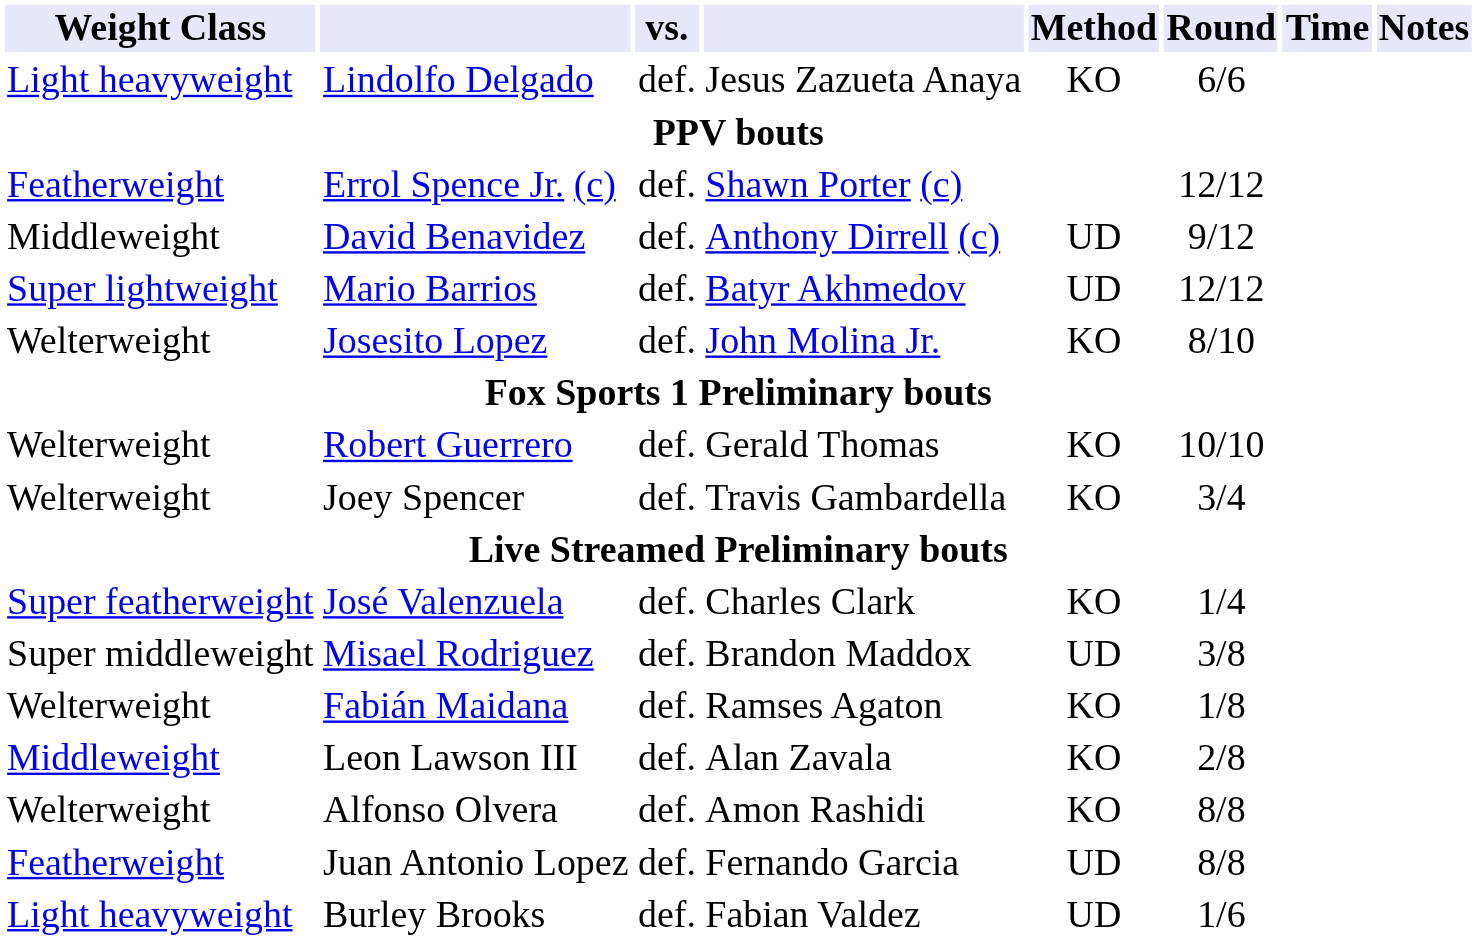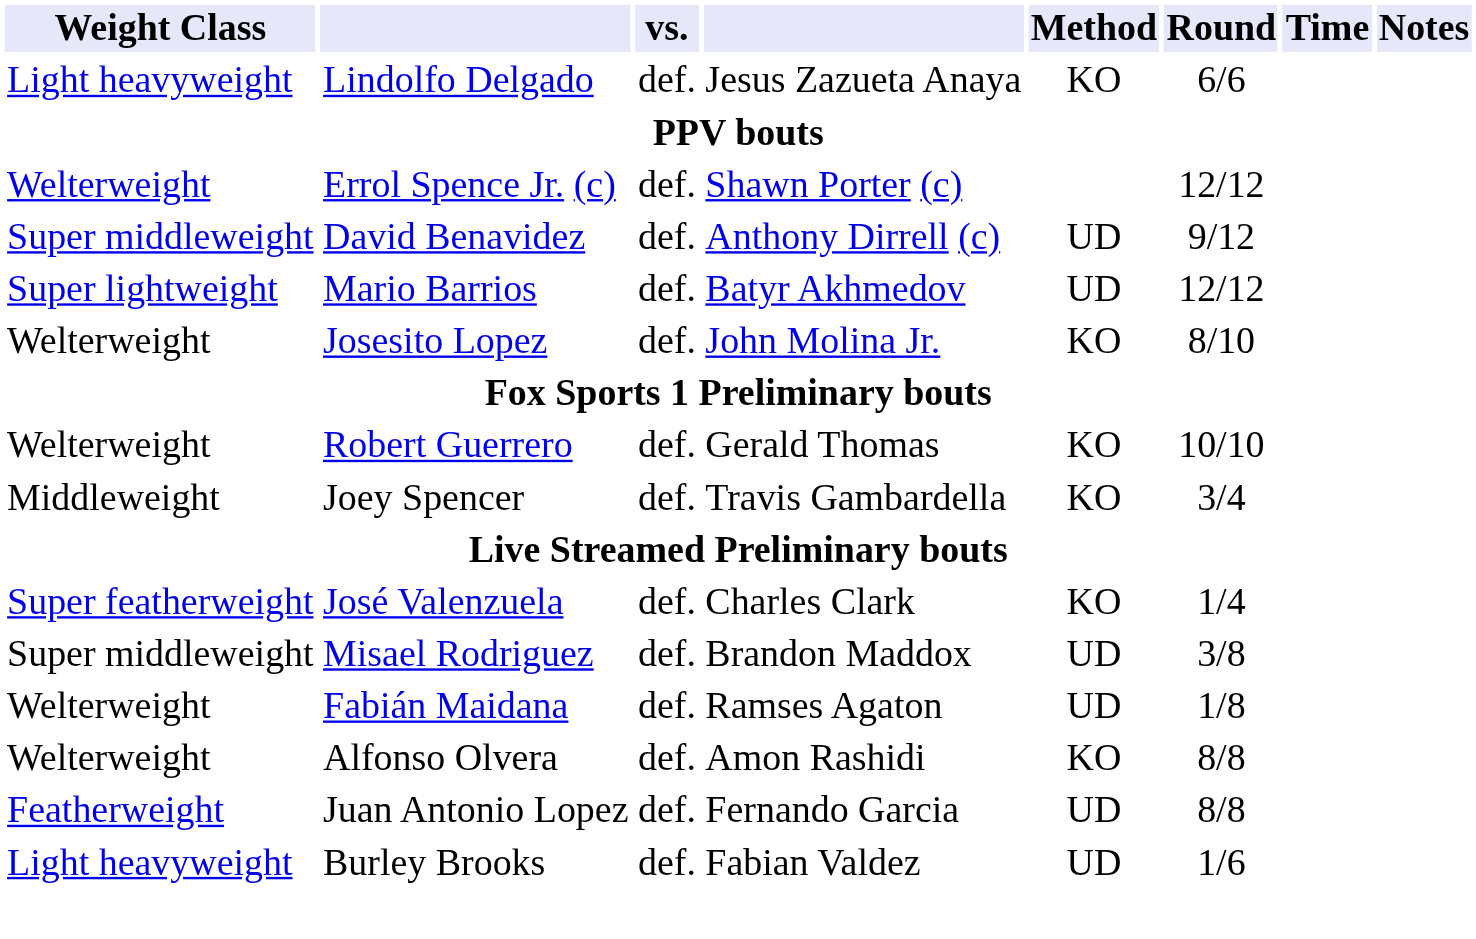(116, 184) Featherweight -> (109, 184) Welterweight
(113, 236) Middleweight -> (160, 236) Super middleweight
(109, 497) Welterweight -> (113, 497) Middleweight
(1094, 705) KO -> (1094, 705) UD
- row: (450, 757)
